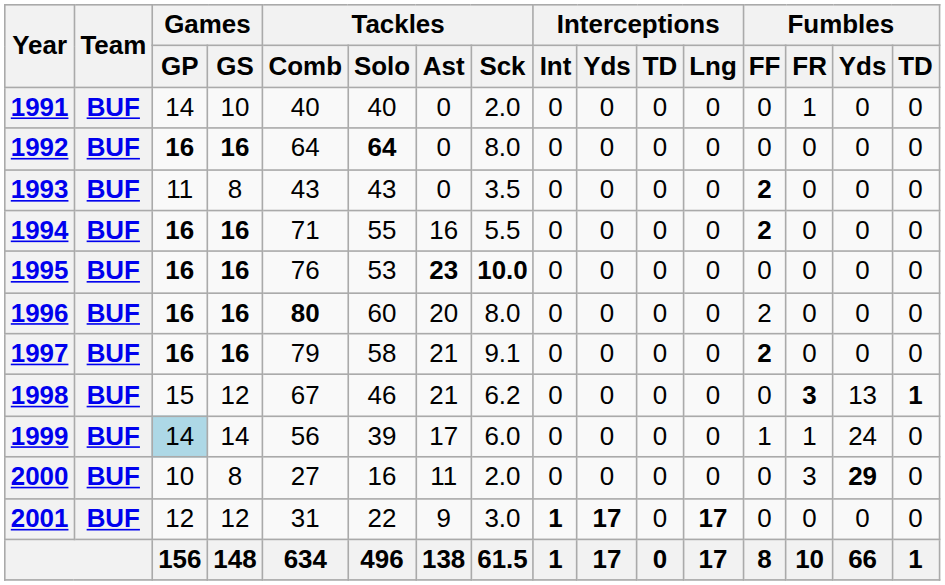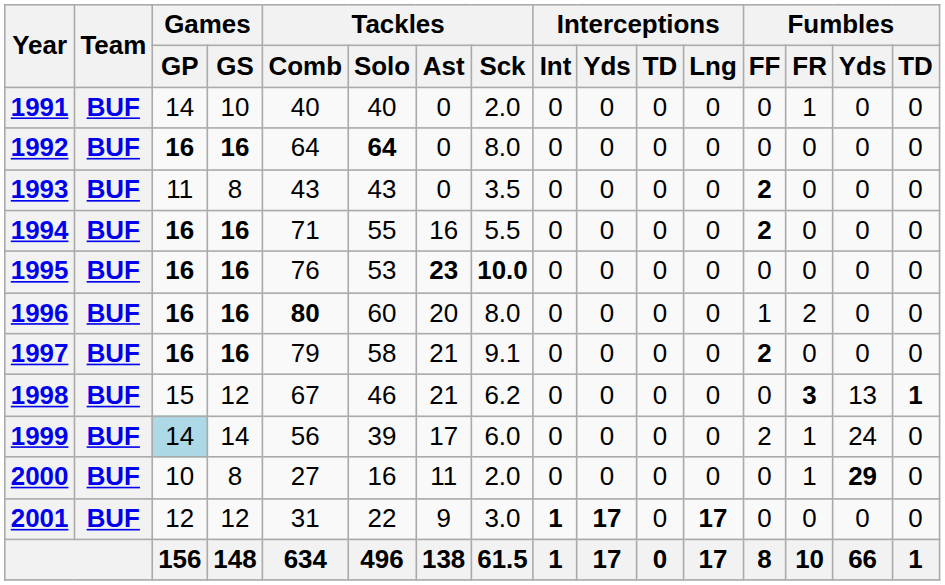(765, 312) 2 -> (765, 312) 1
(810, 312) 0 -> (810, 312) 2
(765, 436) 1 -> (765, 436) 2
(810, 477) 3 -> (810, 477) 1
